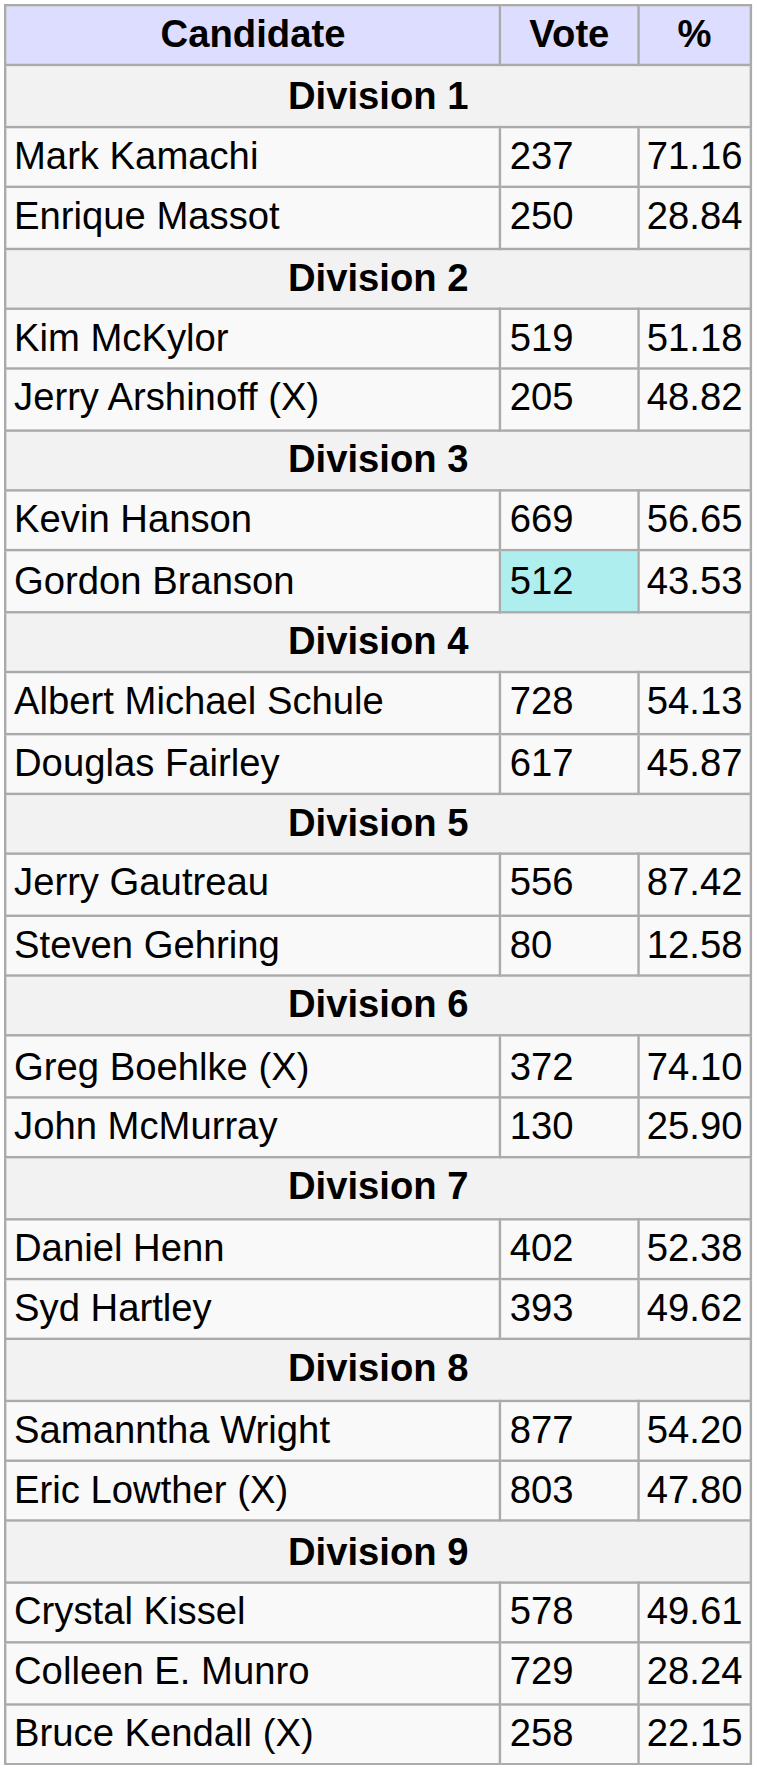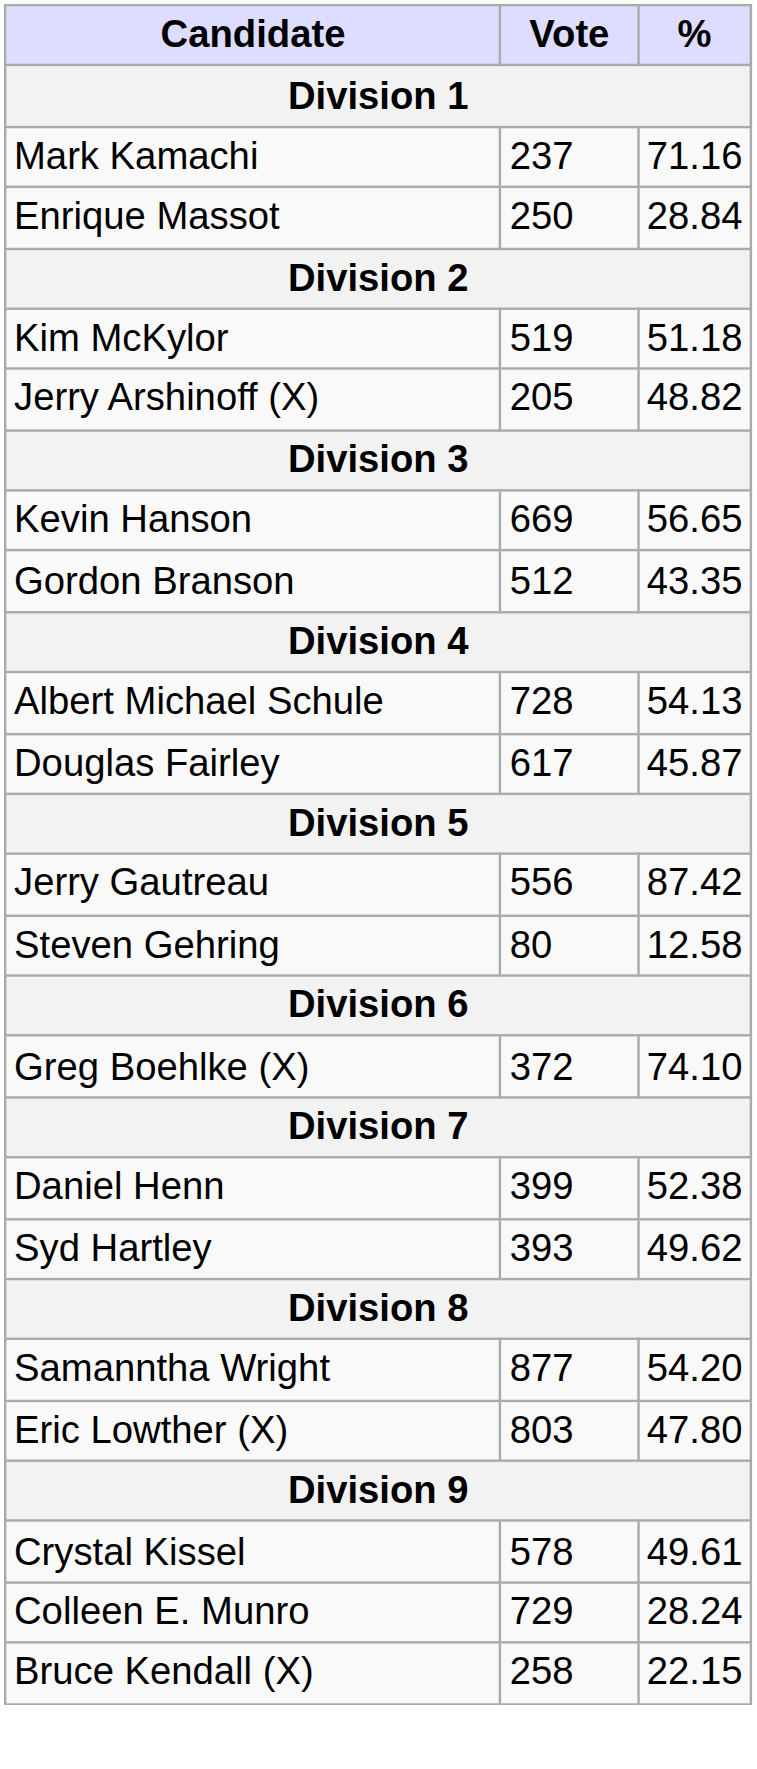(542, 580) paleturquoise background -> (542, 580) no background
(695, 580) 43.53 -> (695, 580) 43.35
- row: (146, 1126)
(542, 1247) 402 -> (542, 1187) 399
